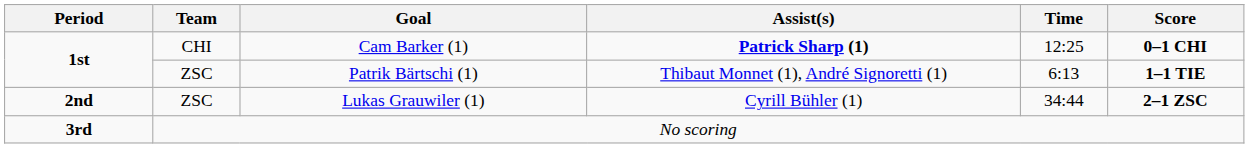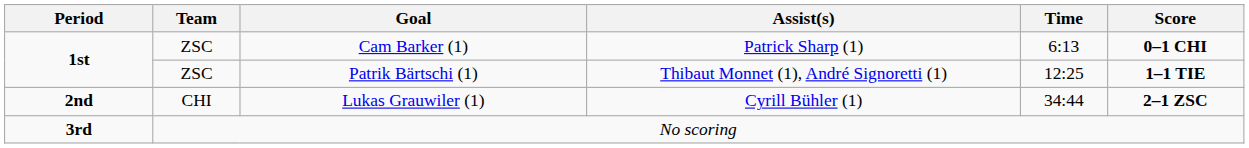(197, 45) CHI -> (197, 45) ZSC
(804, 45) bold -> (804, 45) normal
(1064, 45) 12:25 -> (1064, 45) 6:13
(1064, 73) 6:13 -> (1064, 73) 12:25
(197, 101) ZSC -> (197, 101) CHI
